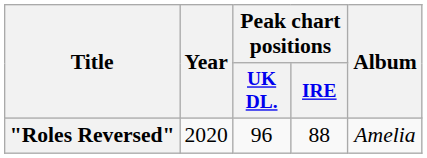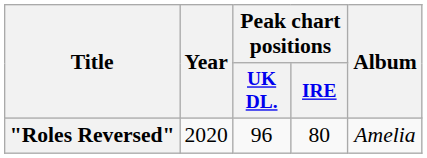(319, 135) 88 -> (319, 135) 80
